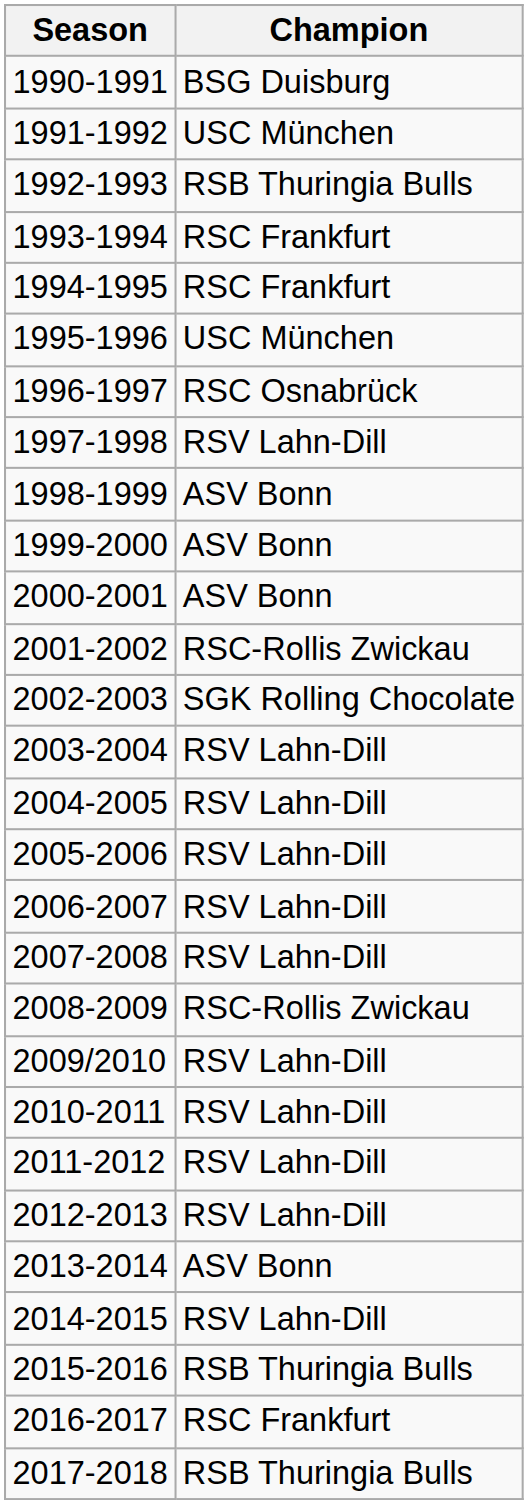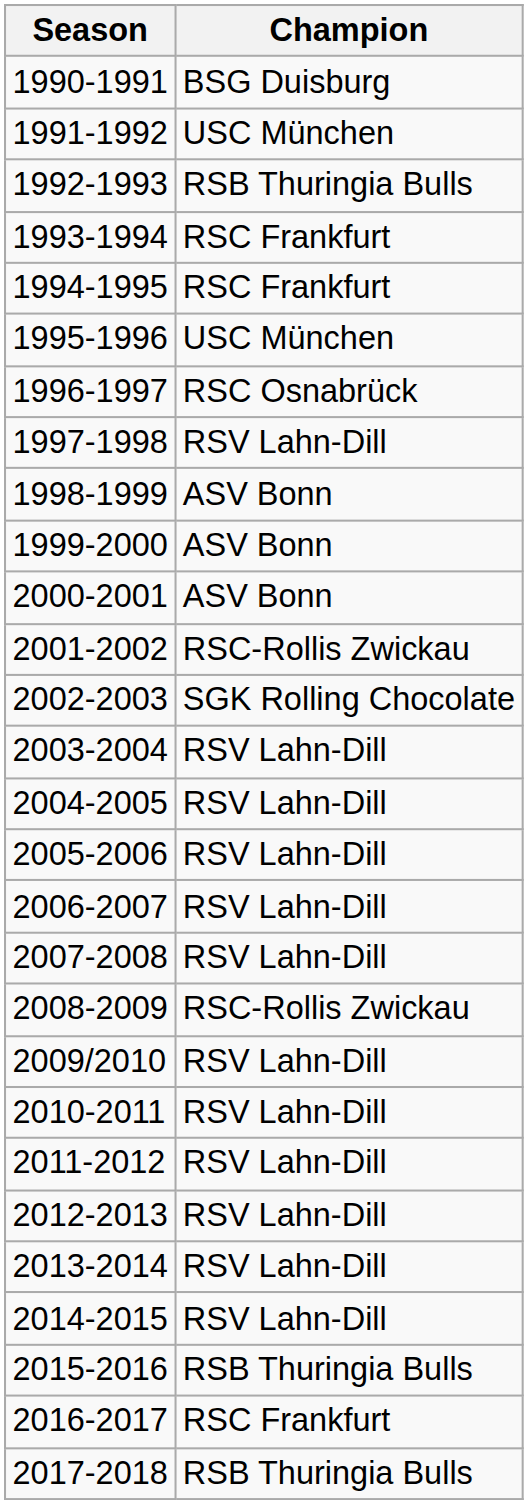(258, 1266) ASV Bonn -> (285, 1266) RSV Lahn-Dill
